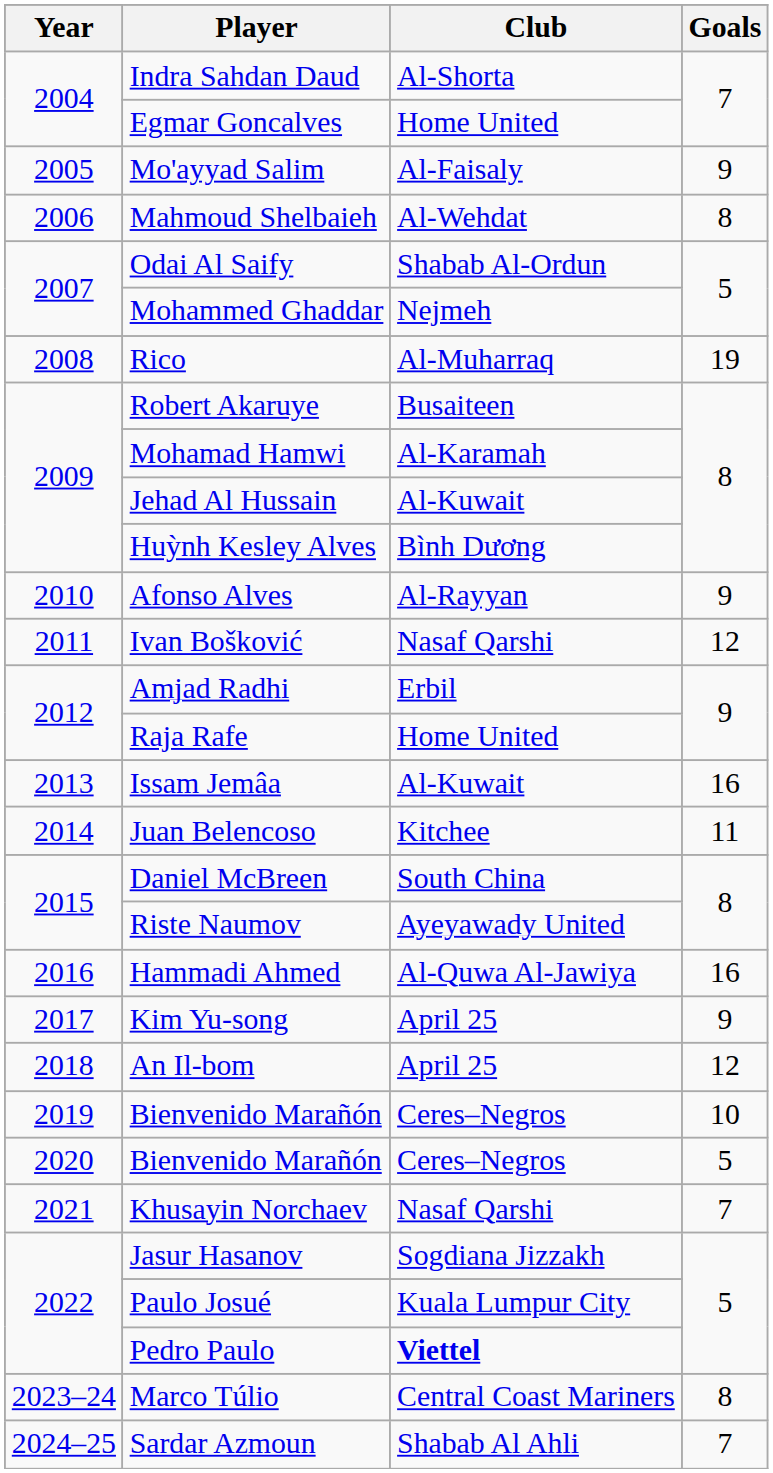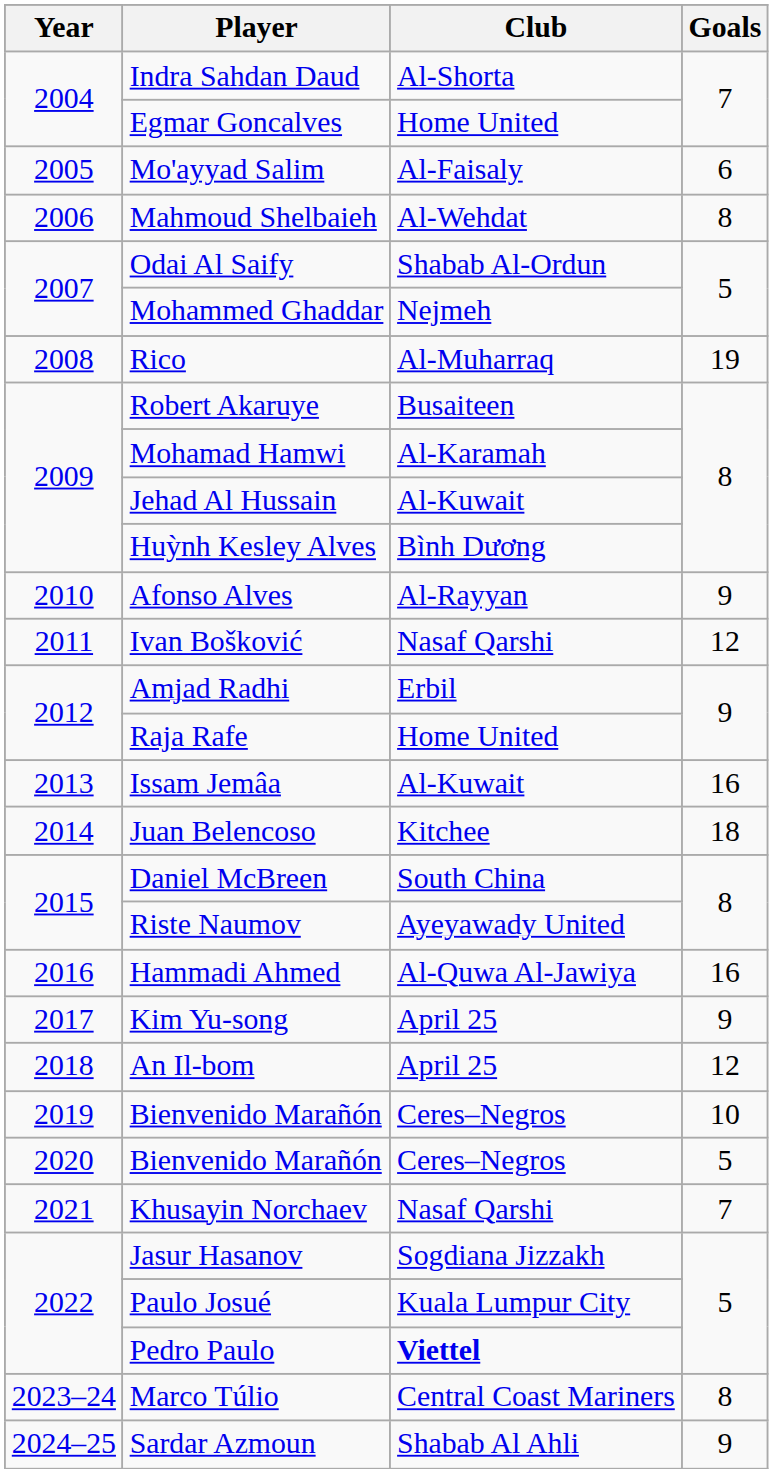(725, 169) 9 -> (725, 169) 6
(725, 830) 11 -> (725, 830) 18
(725, 1444) 7 -> (725, 1444) 9
